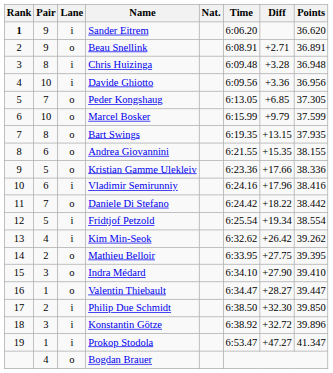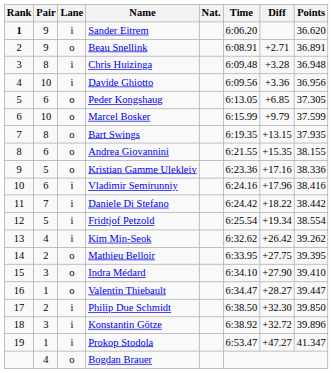(46, 100) 7 -> (46, 100) 6
(277, 169) +17.66 -> (277, 169) +17.16
(72, 204) o -> (72, 204) i
